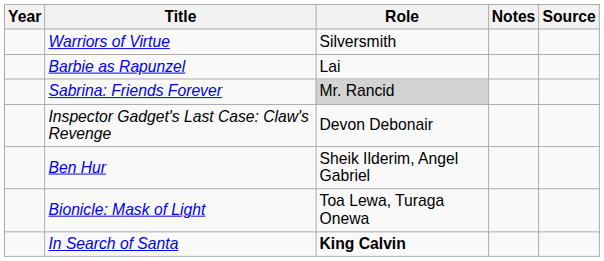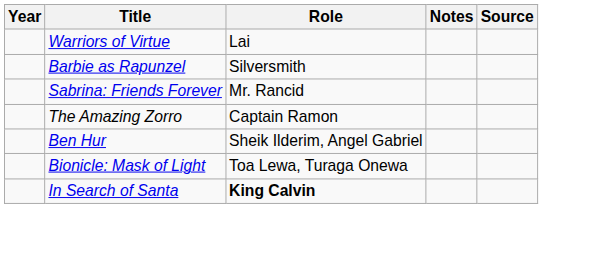(358, 41) Silversmith -> (240, 41) Lai
(330, 66) Lai -> (267, 66) Silversmith
(357, 91) lightgrey background -> (267, 91) no background
- row: (179, 125)
+ row: (115, 116)
